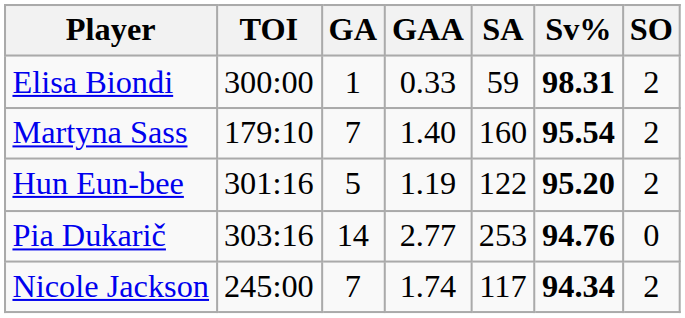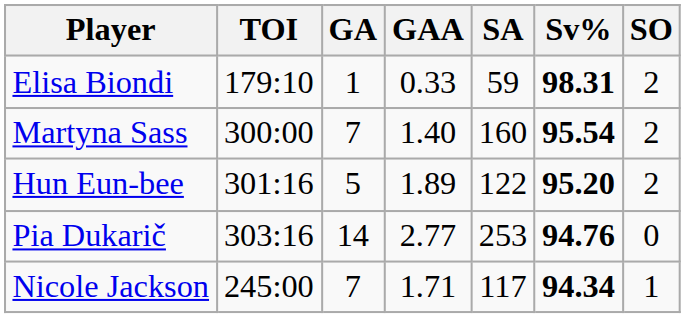(269, 81) 300:00 -> (269, 81) 179:10
(269, 132) 179:10 -> (269, 132) 300:00
(428, 183) 1.19 -> (428, 183) 1.89
(428, 286) 1.74 -> (428, 286) 1.71
(651, 286) 2 -> (651, 286) 1
